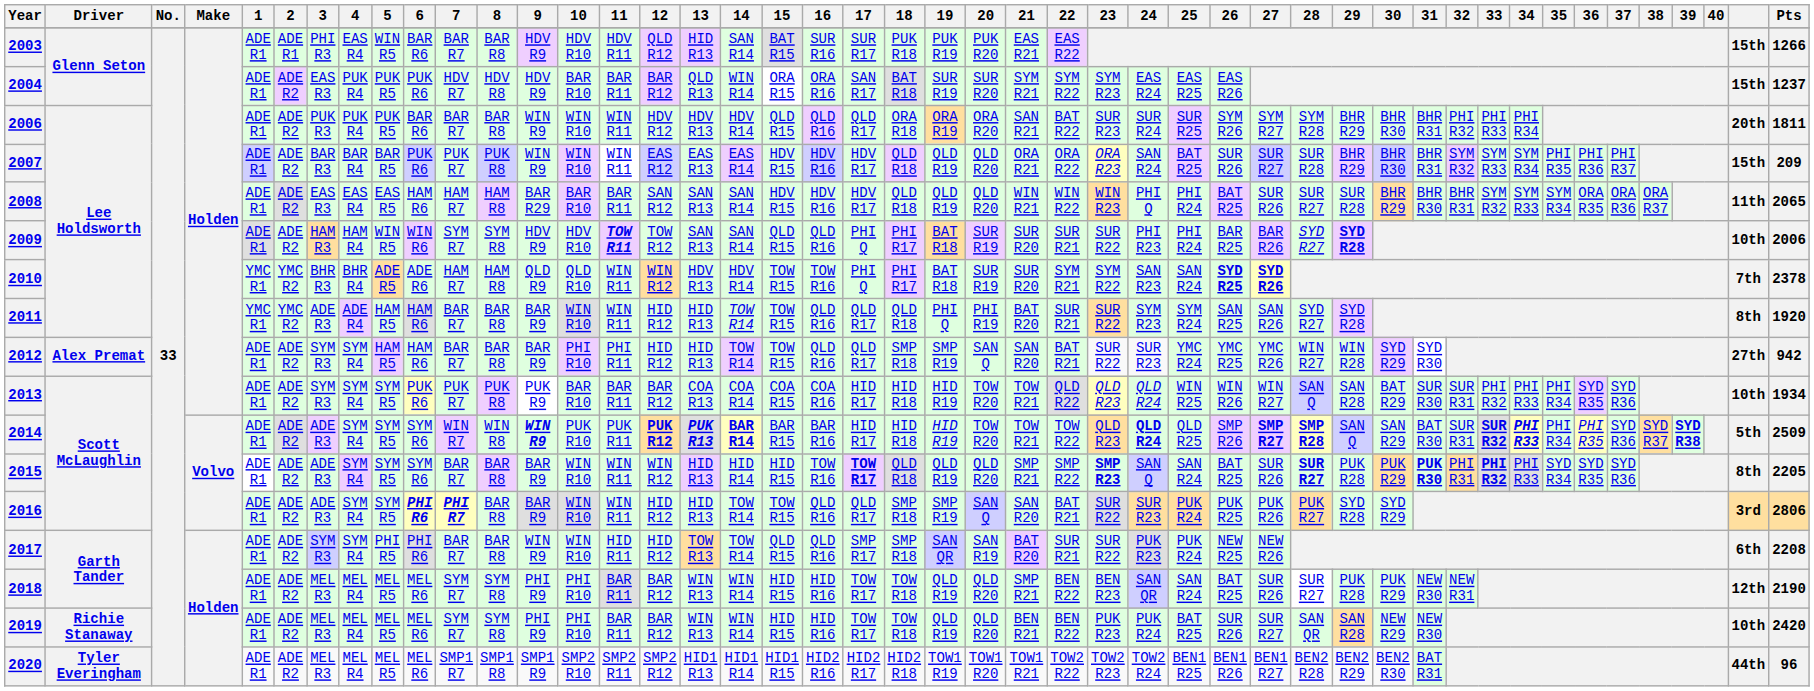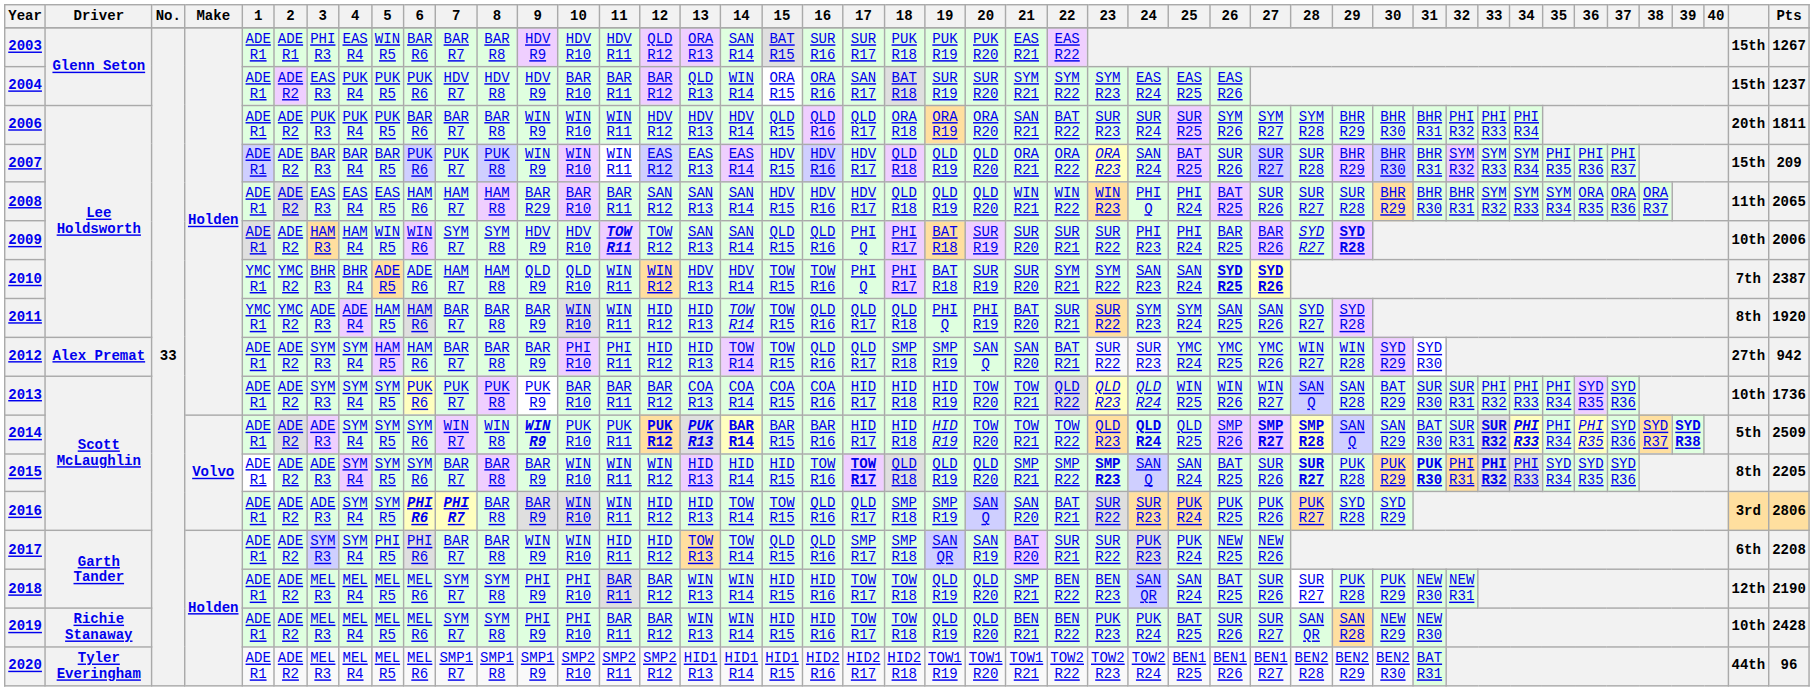(701, 47) HID R13 -> (701, 47) ORA R13
(1789, 47) 1266 -> (1789, 47) 1267
(1789, 279) 2378 -> (1789, 279) 2387
(1789, 395) 1934 -> (1789, 395) 1736
(1789, 627) 2420 -> (1789, 627) 2428
